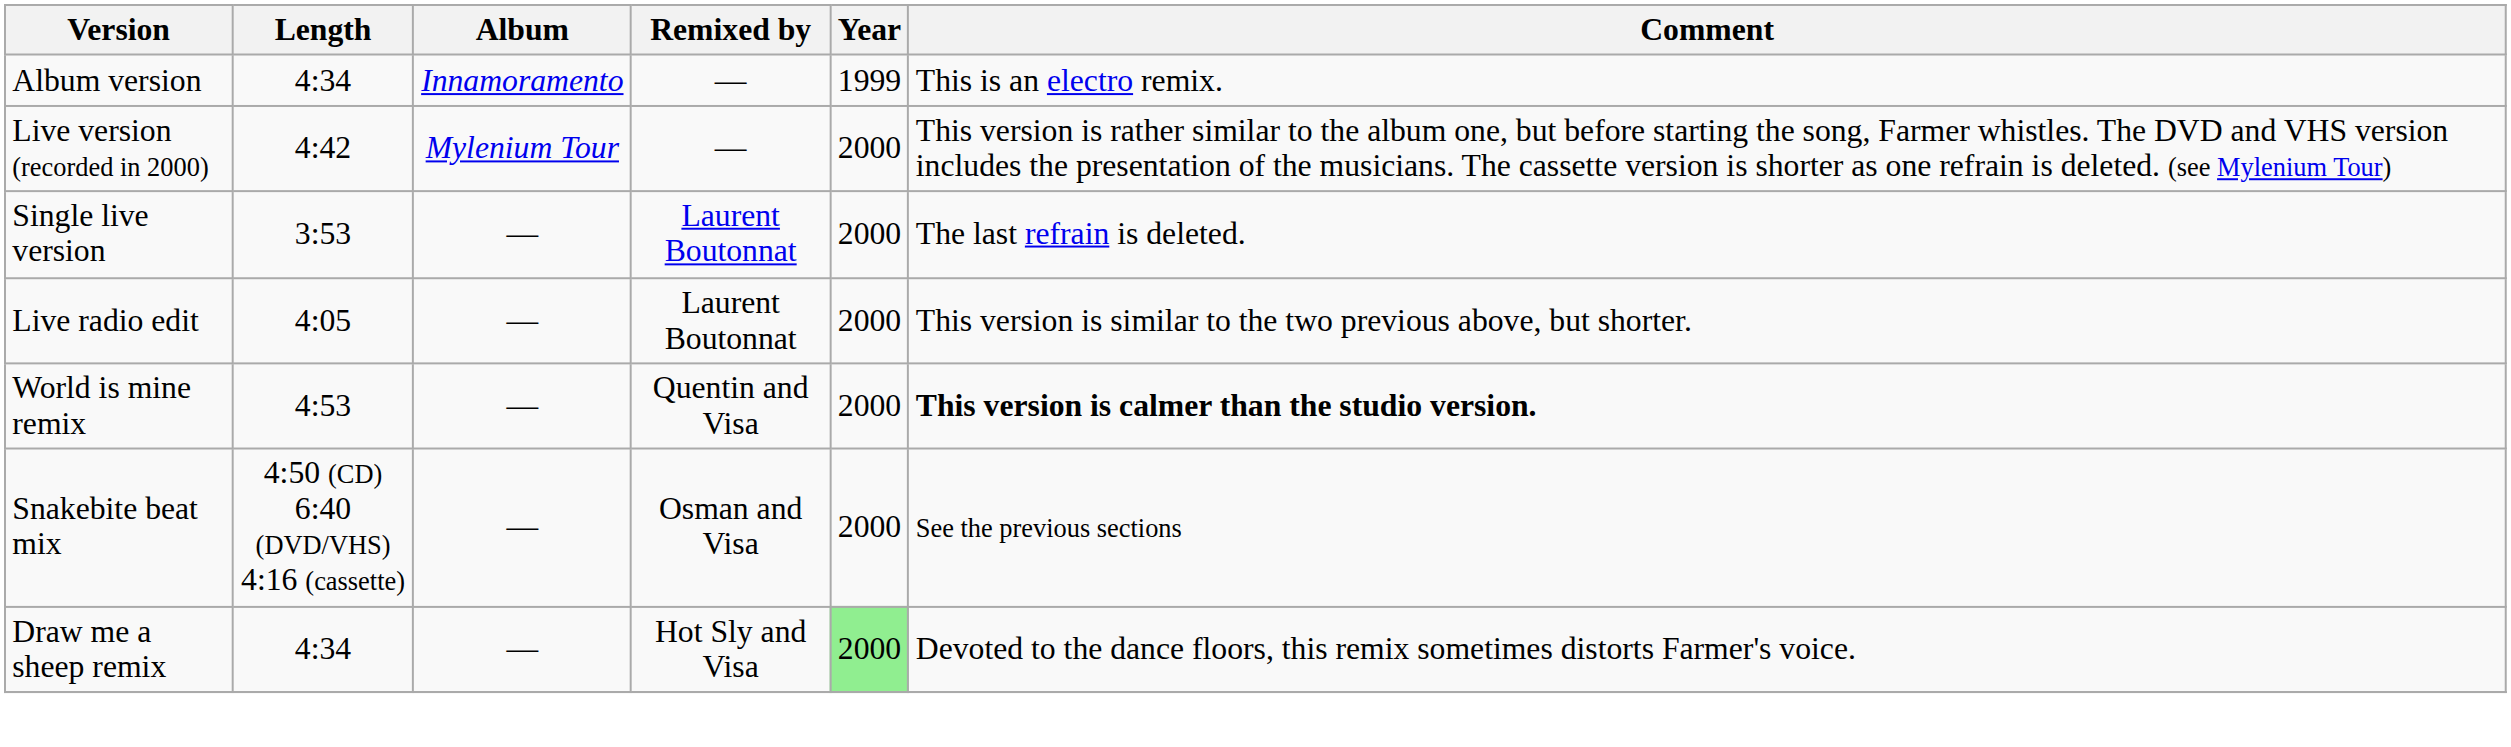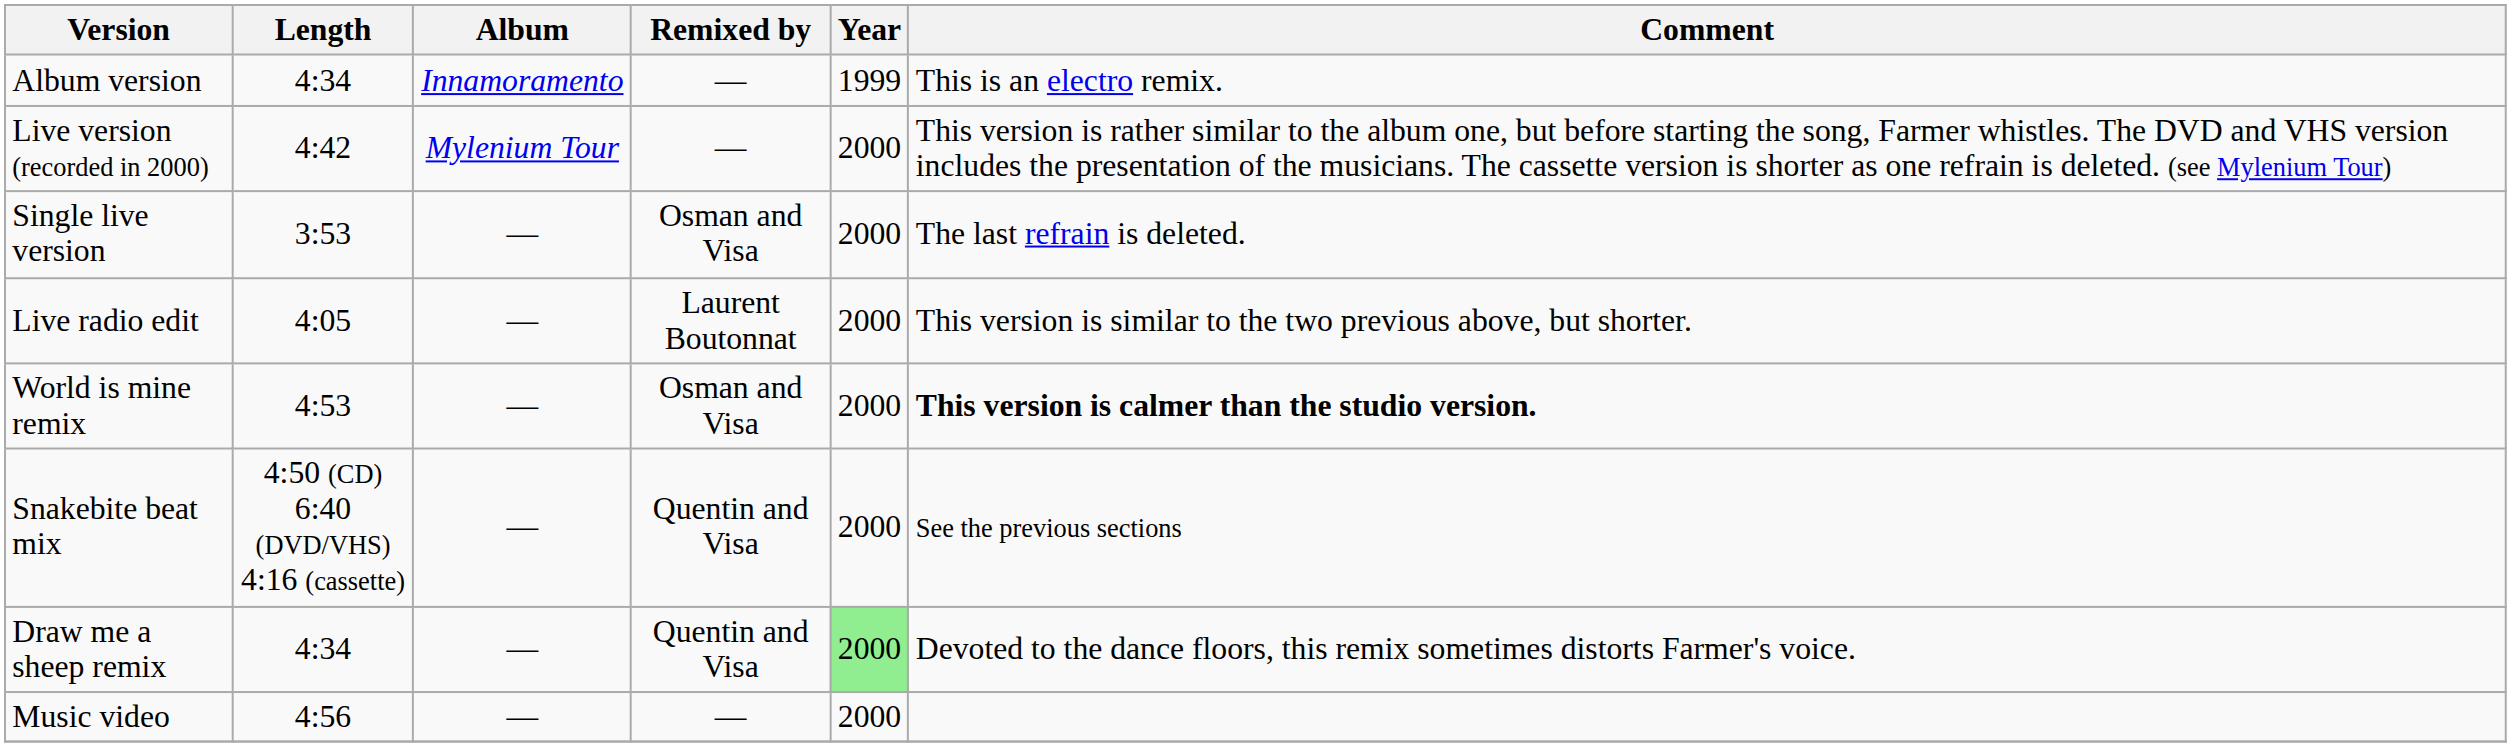(731, 233) Laurent Boutonnat -> (731, 233) Osman and Visa
(731, 405) Quentin and Visa -> (731, 405) Osman and Visa
(731, 527) Osman and Visa -> (731, 527) Quentin and Visa
(731, 648) Hot Sly and Visa -> (731, 648) Quentin and Visa
+ row: (91, 716)
